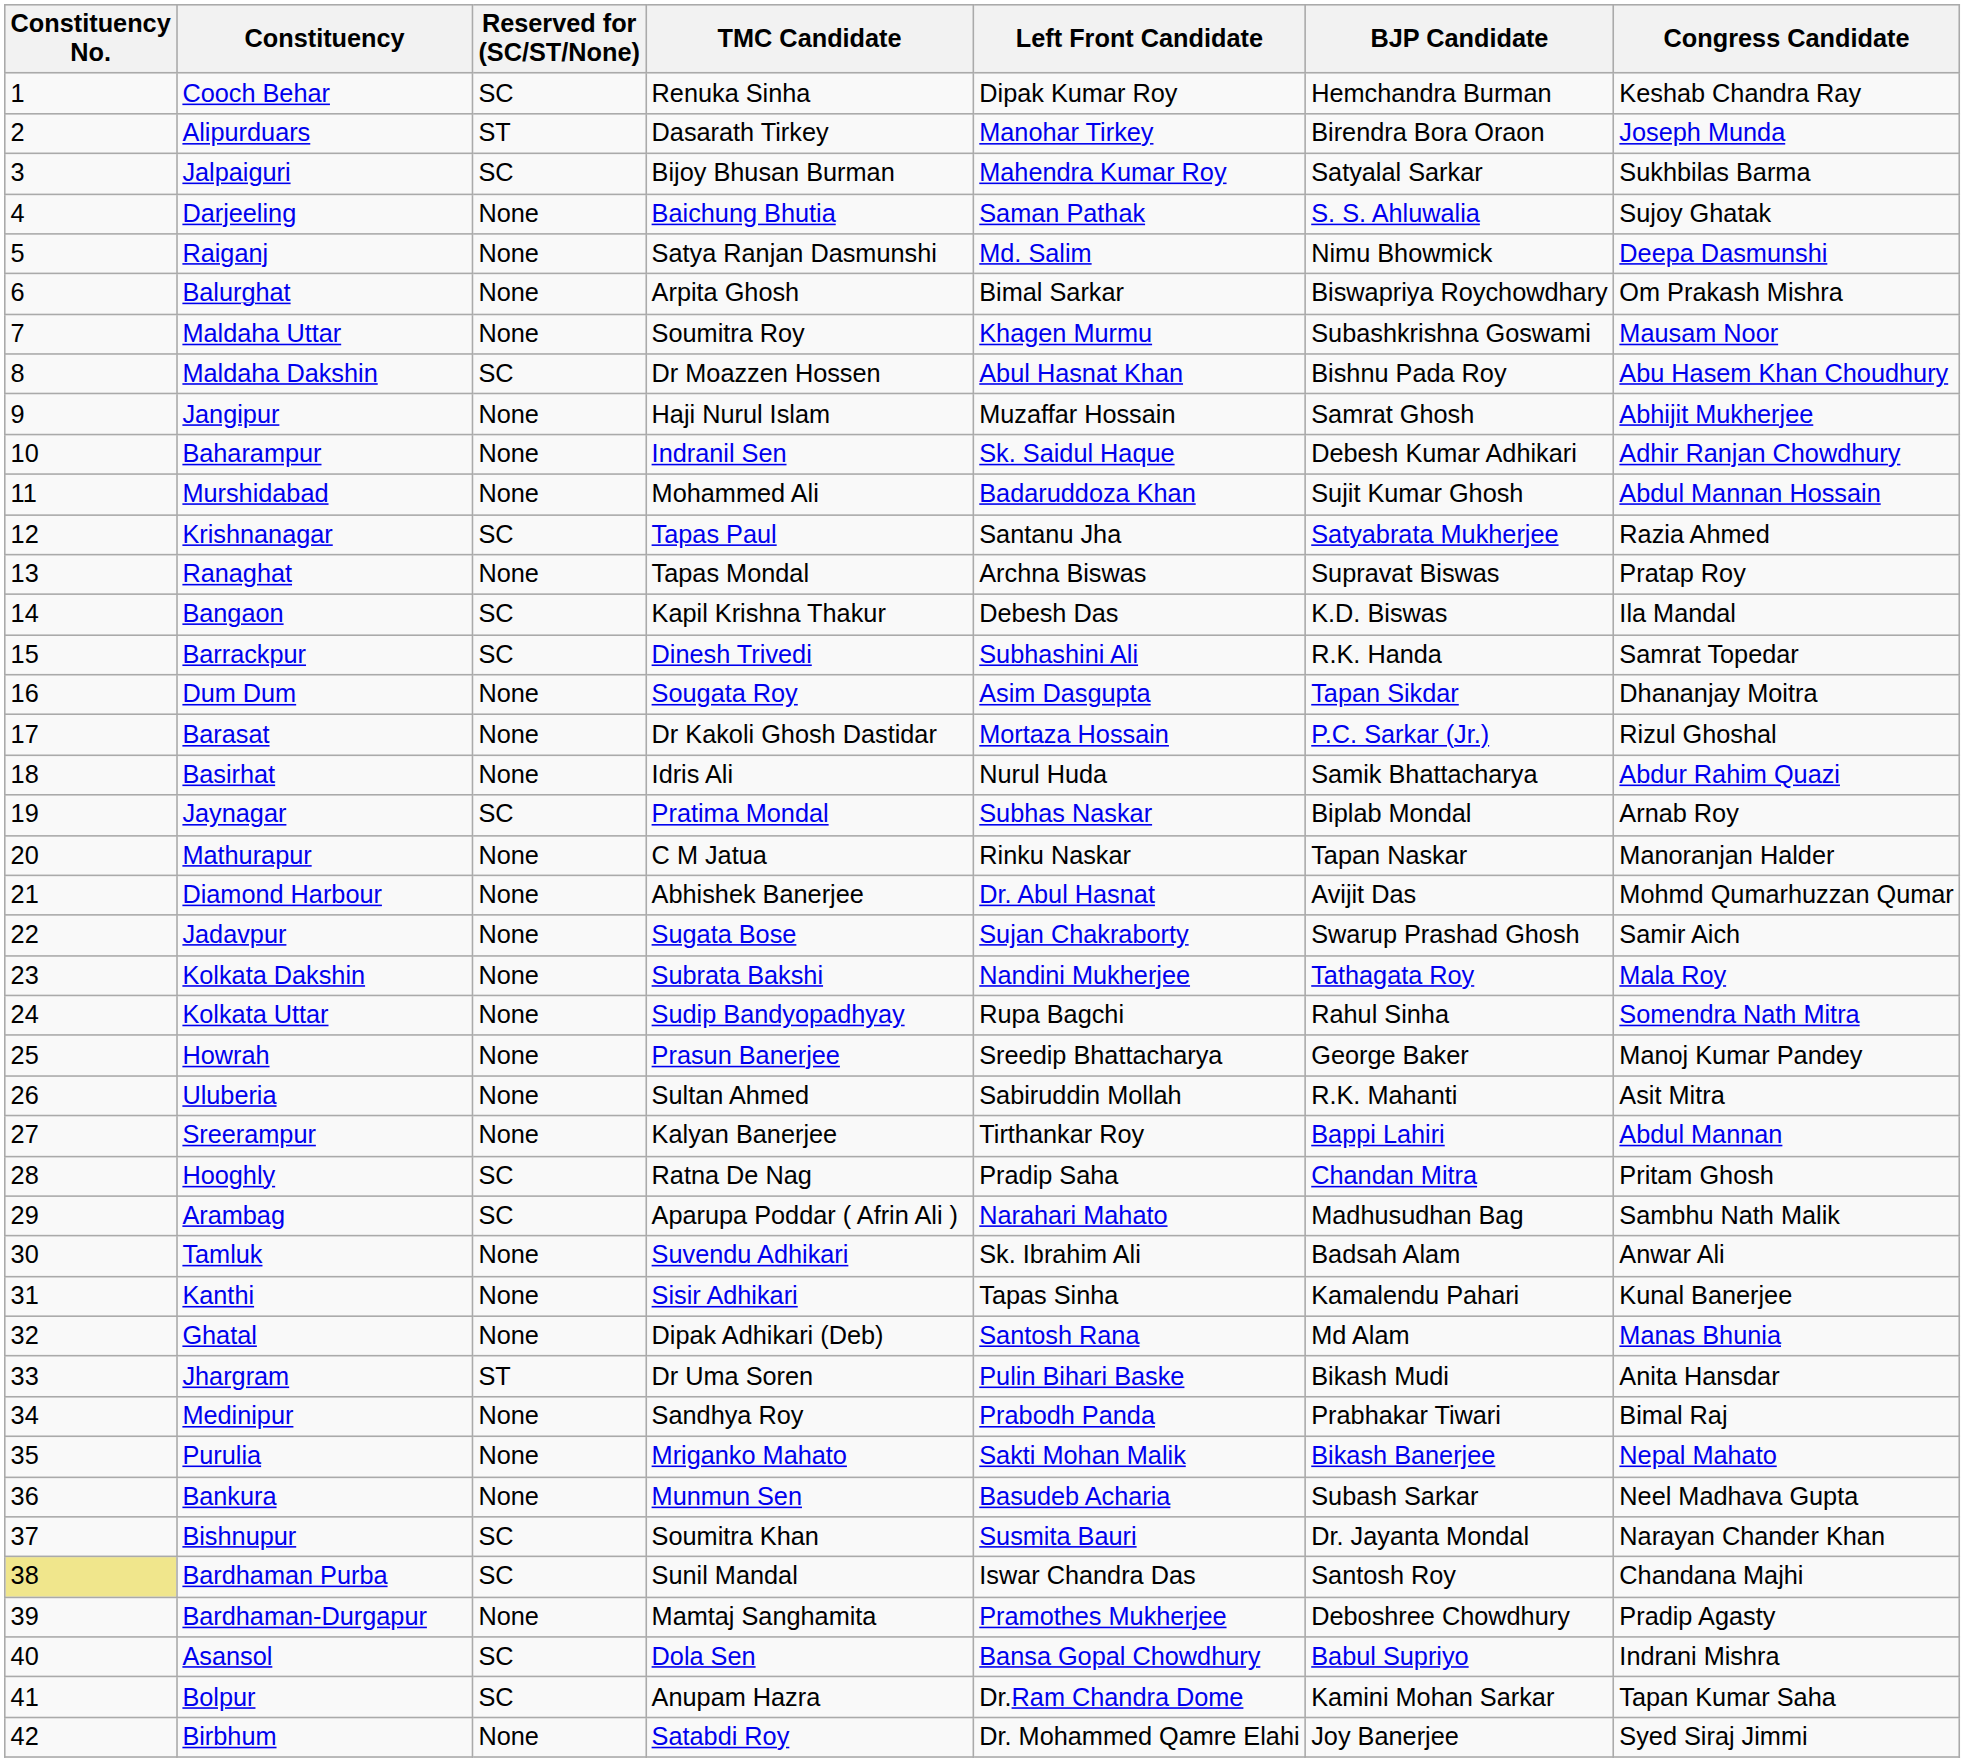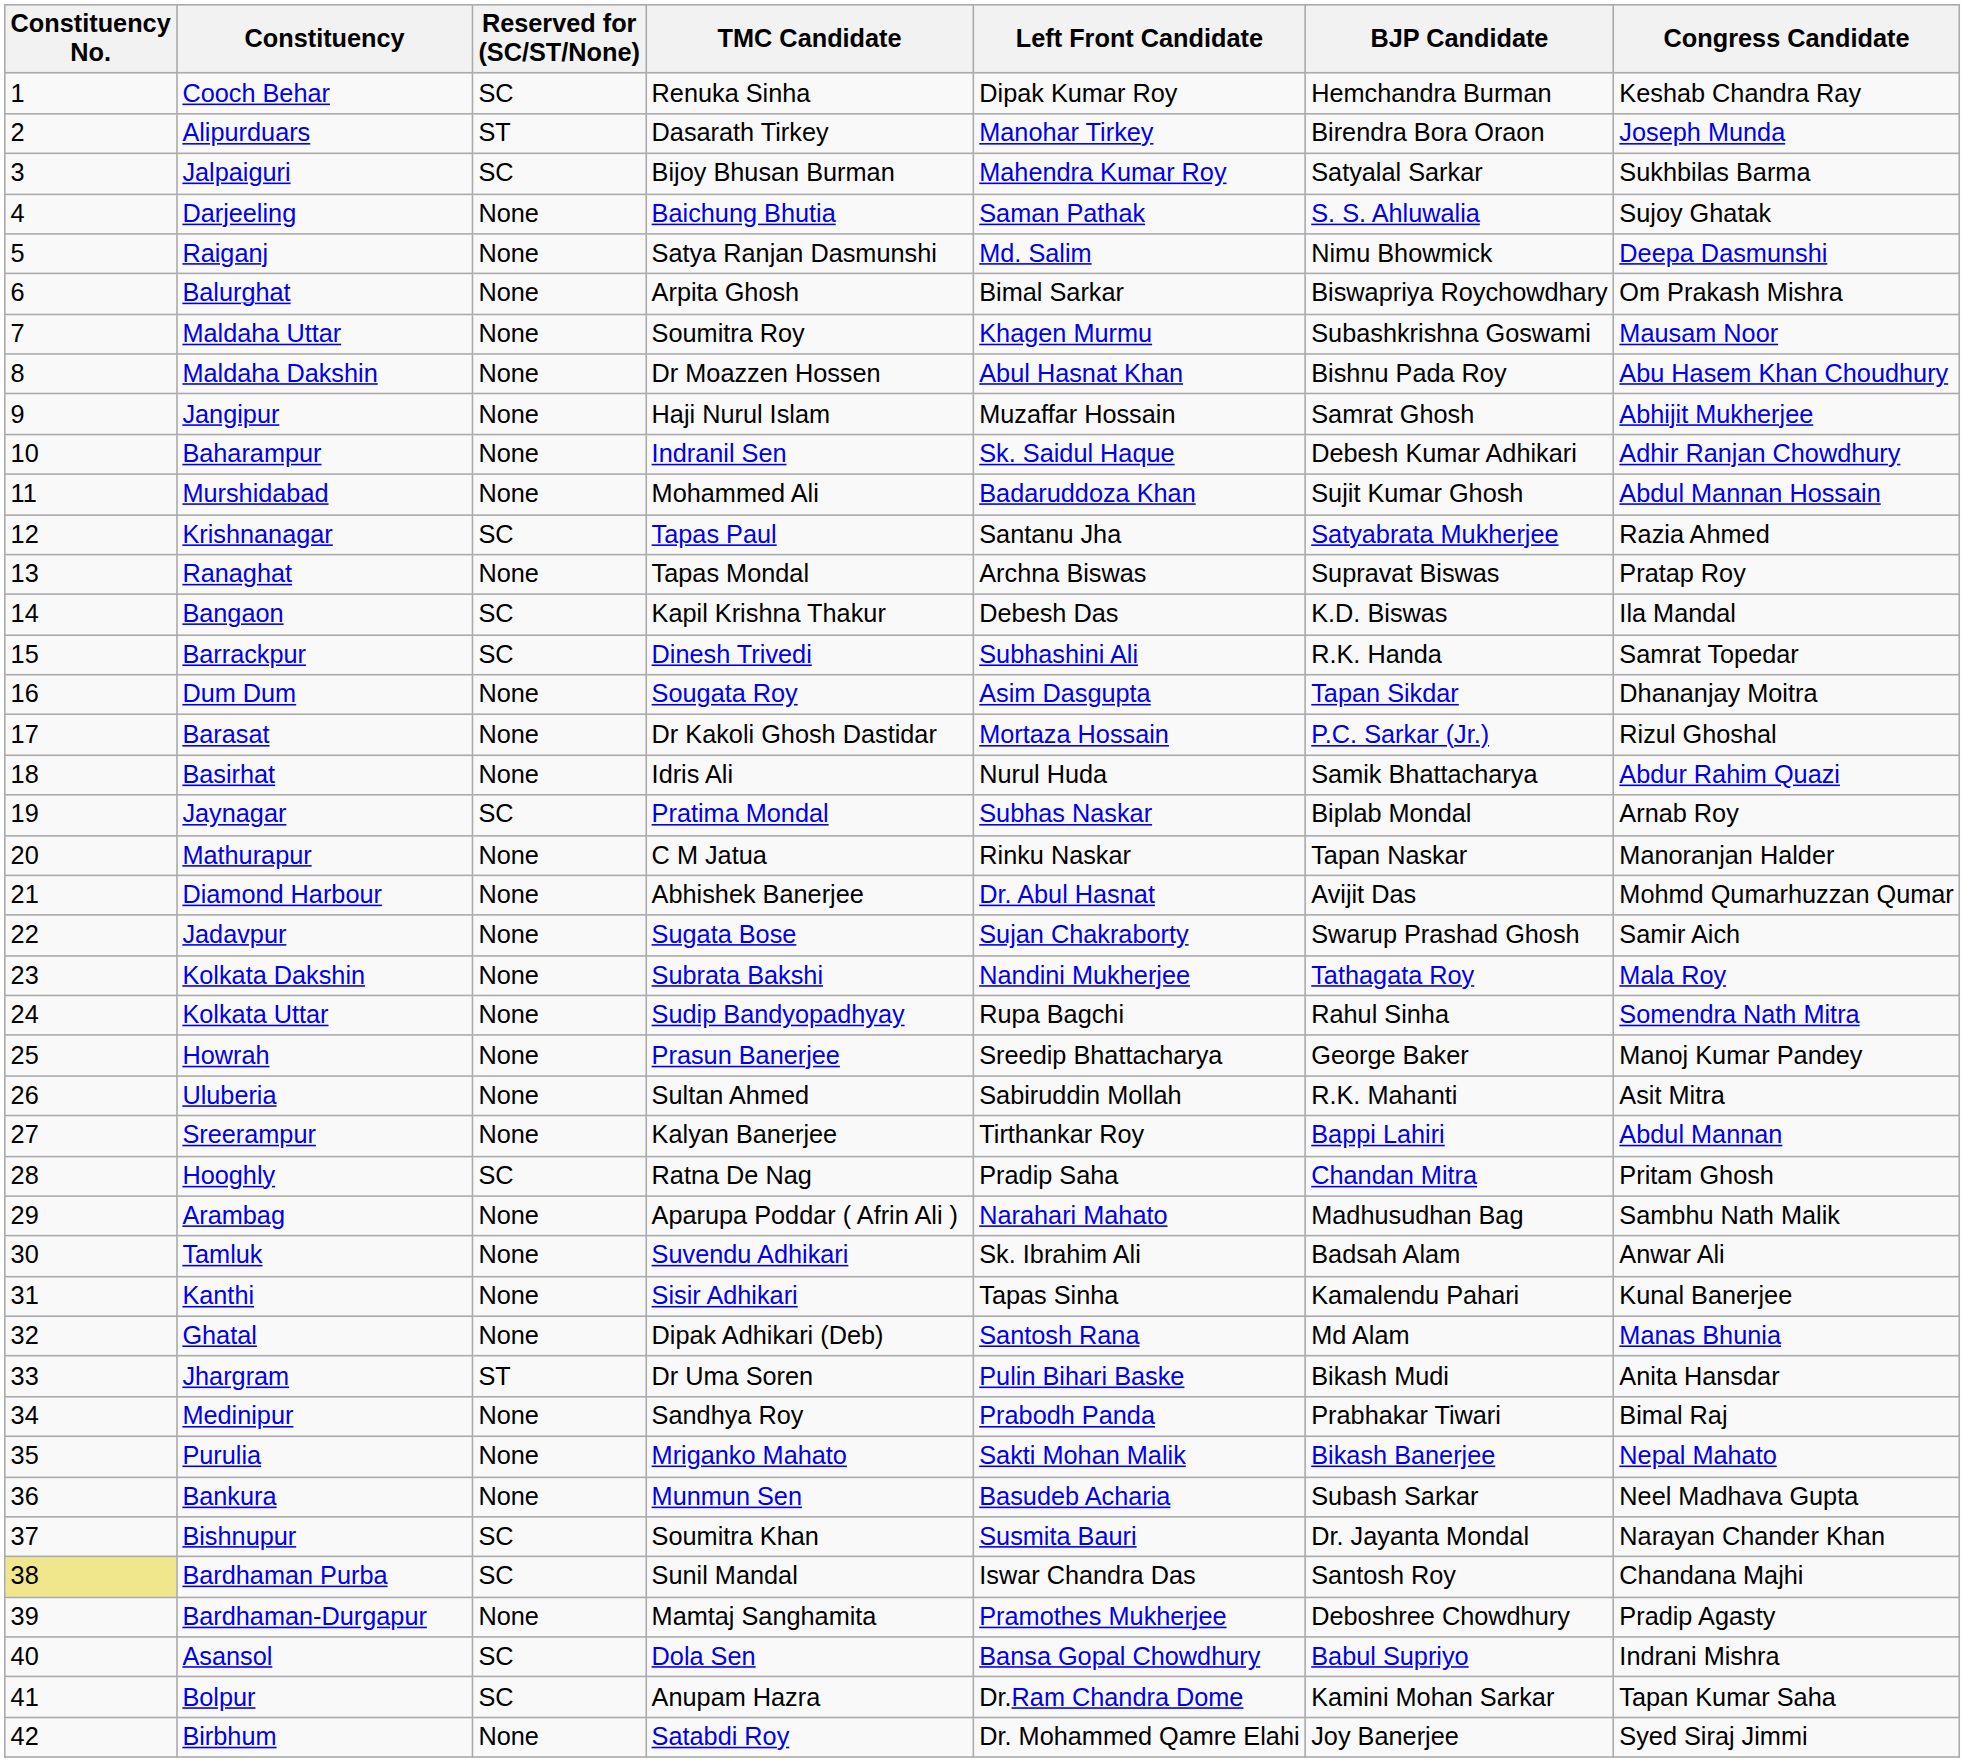(496, 373) SC -> (509, 373) None
(496, 1215) SC -> (509, 1215) None
